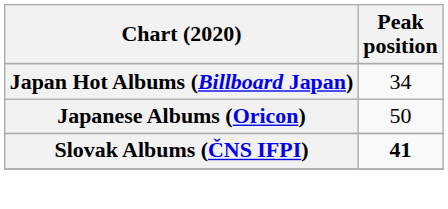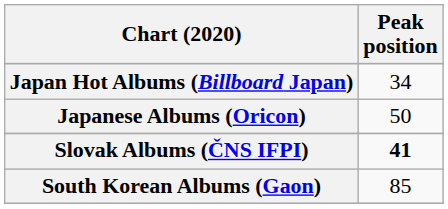+ row: (181, 185)
